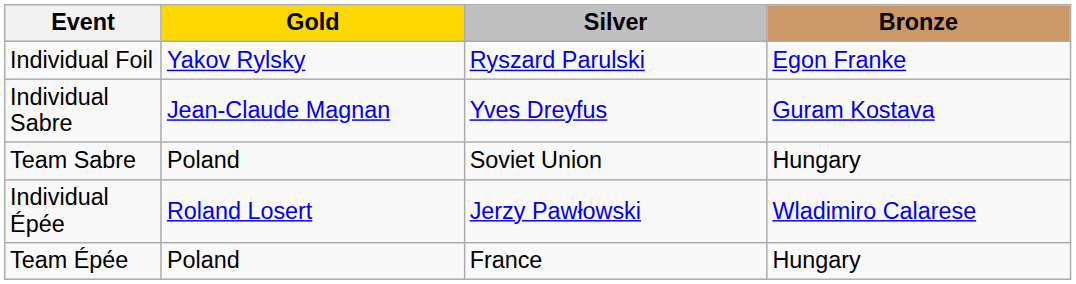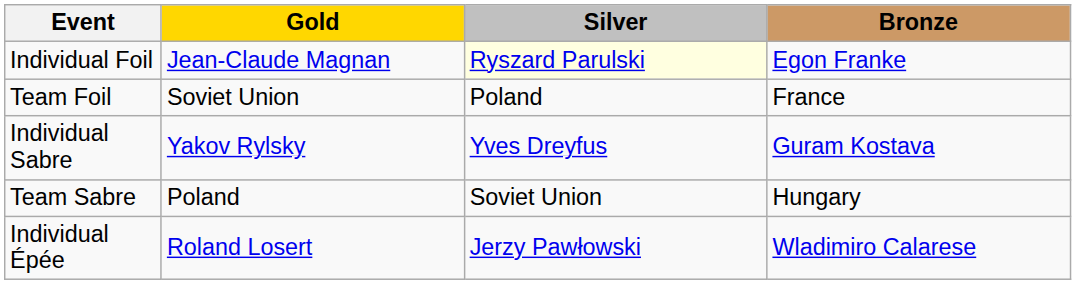(236, 60) Yakov Rylsky -> (279, 60) Jean-Claude Magnan
(557, 60) no background -> (557, 60) lightyellow background
+ row: (61, 97)
(279, 110) Jean-Claude Magnan -> (236, 147) Yakov Rylsky
- row: (69, 260)
